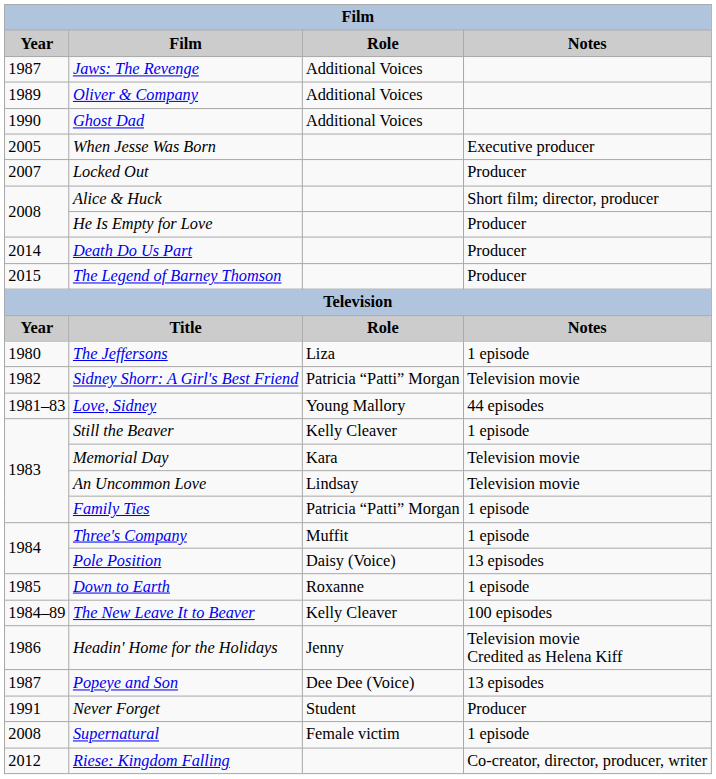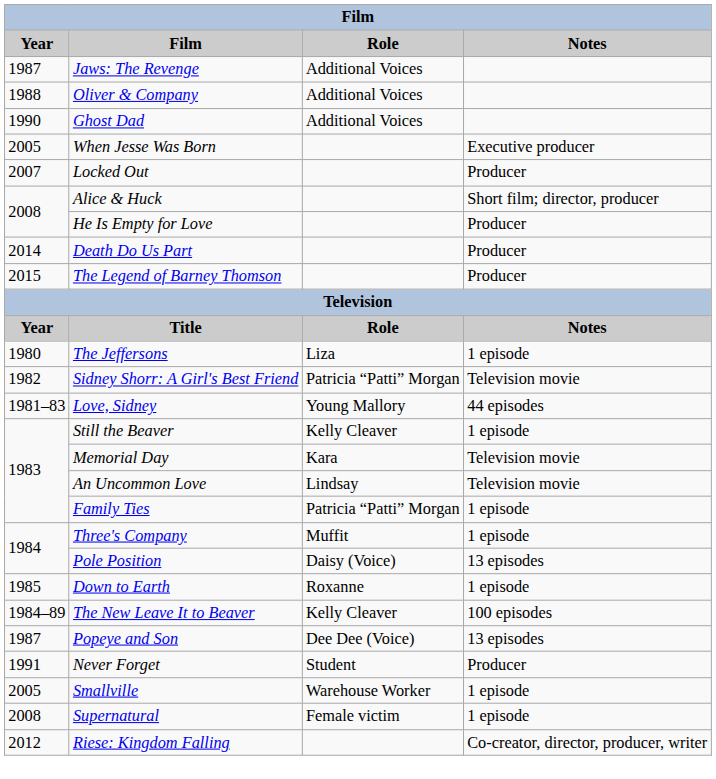(25, 95) 1989 -> (25, 95) 1988
- row: (175, 647)
+ row: (106, 690)
